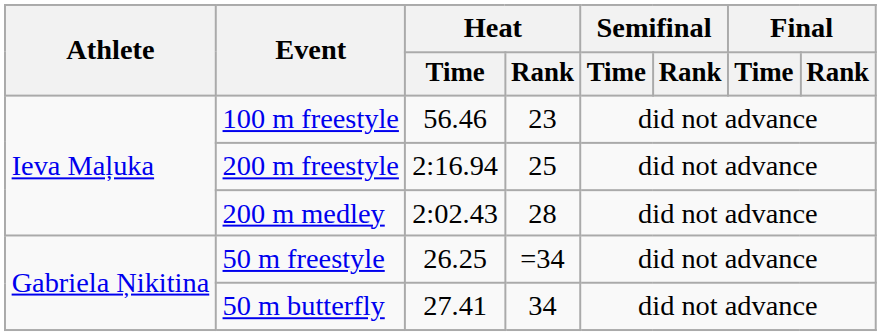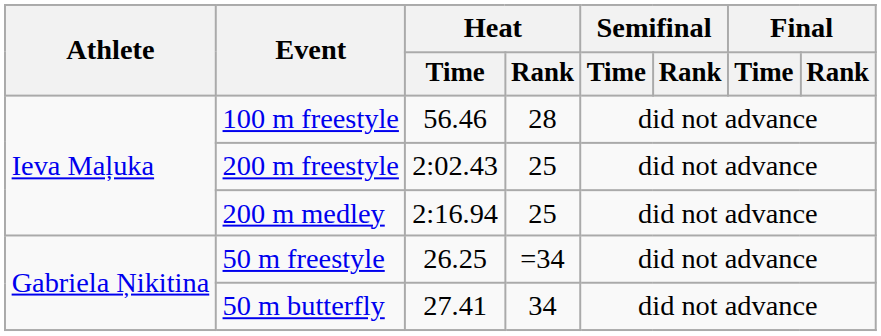(542, 119) 23 -> (542, 119) 28
(455, 166) 2:16.94 -> (455, 166) 2:02.43
(455, 212) 2:02.43 -> (455, 212) 2:16.94
(542, 212) 28 -> (542, 212) 25
